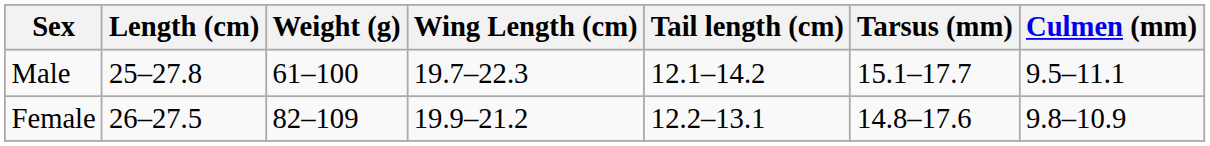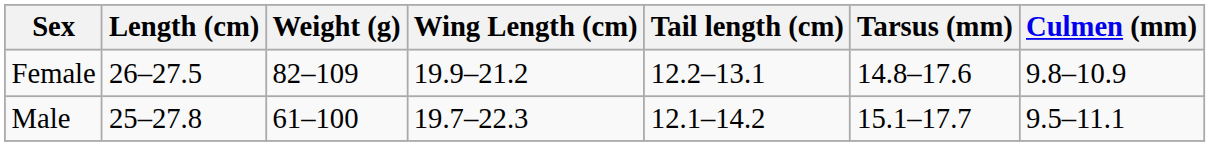rows swapped: (41, 72) <-> (54, 118)
